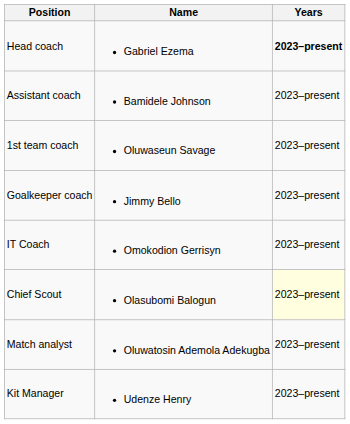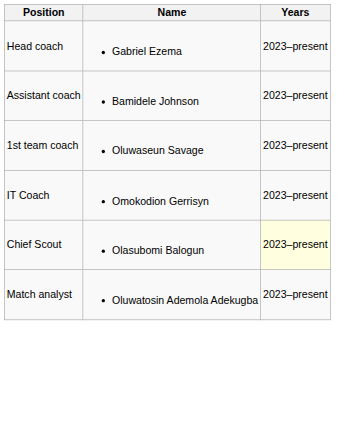(309, 46) bold -> (295, 46) normal
- row: (50, 195)
- row: (35, 394)
